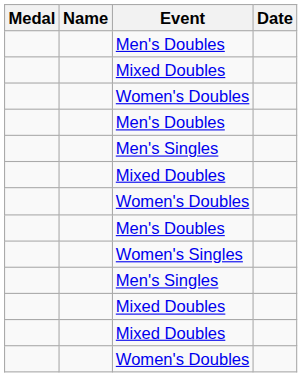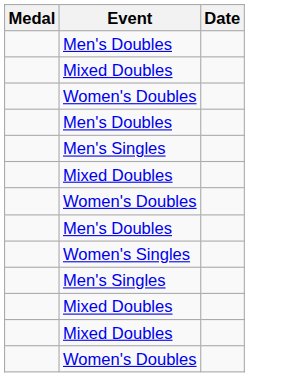- column: (86, 18)
